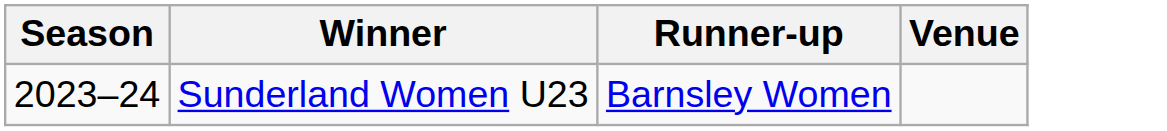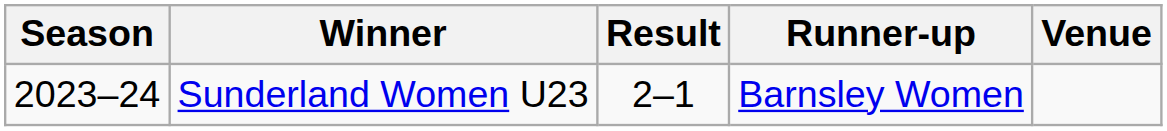+ column: (663, 34)
